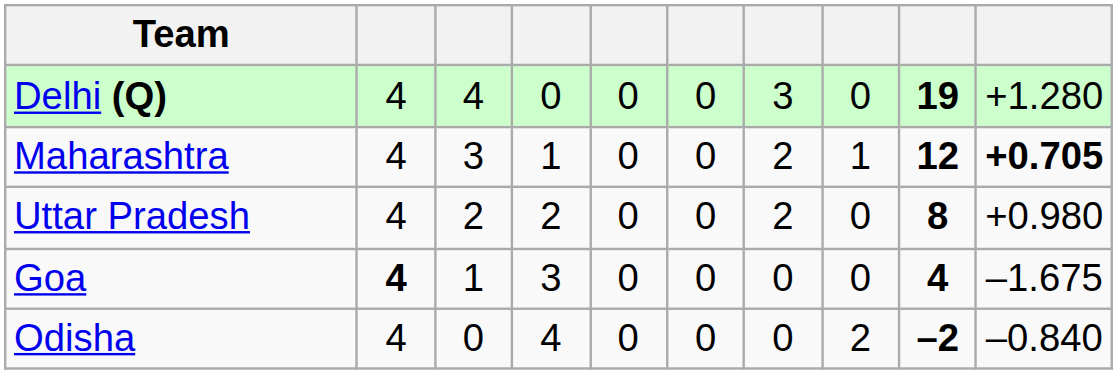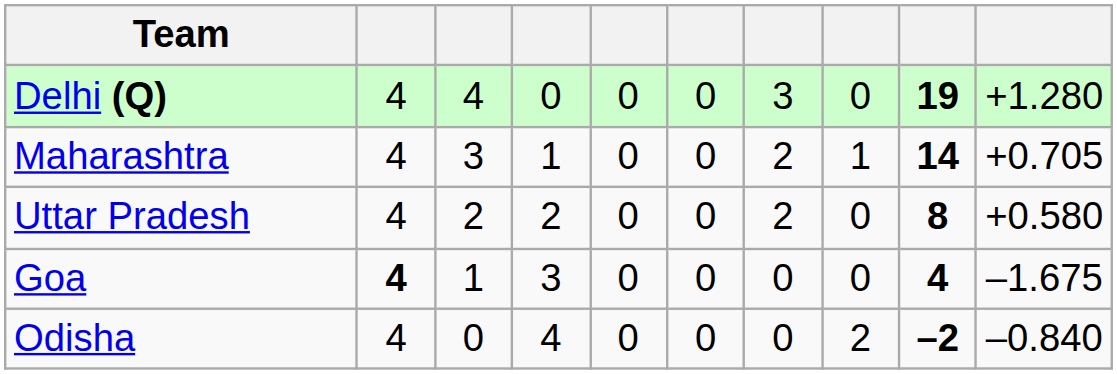(938, 156) 12 -> (938, 156) 14
(1044, 156) bold -> (1044, 156) normal
(1044, 216) +0.980 -> (1044, 216) +0.580
